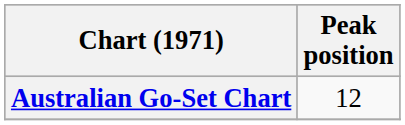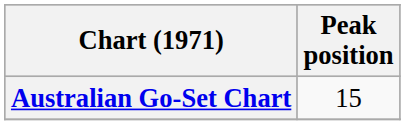(349, 97) 12 -> (349, 97) 15
